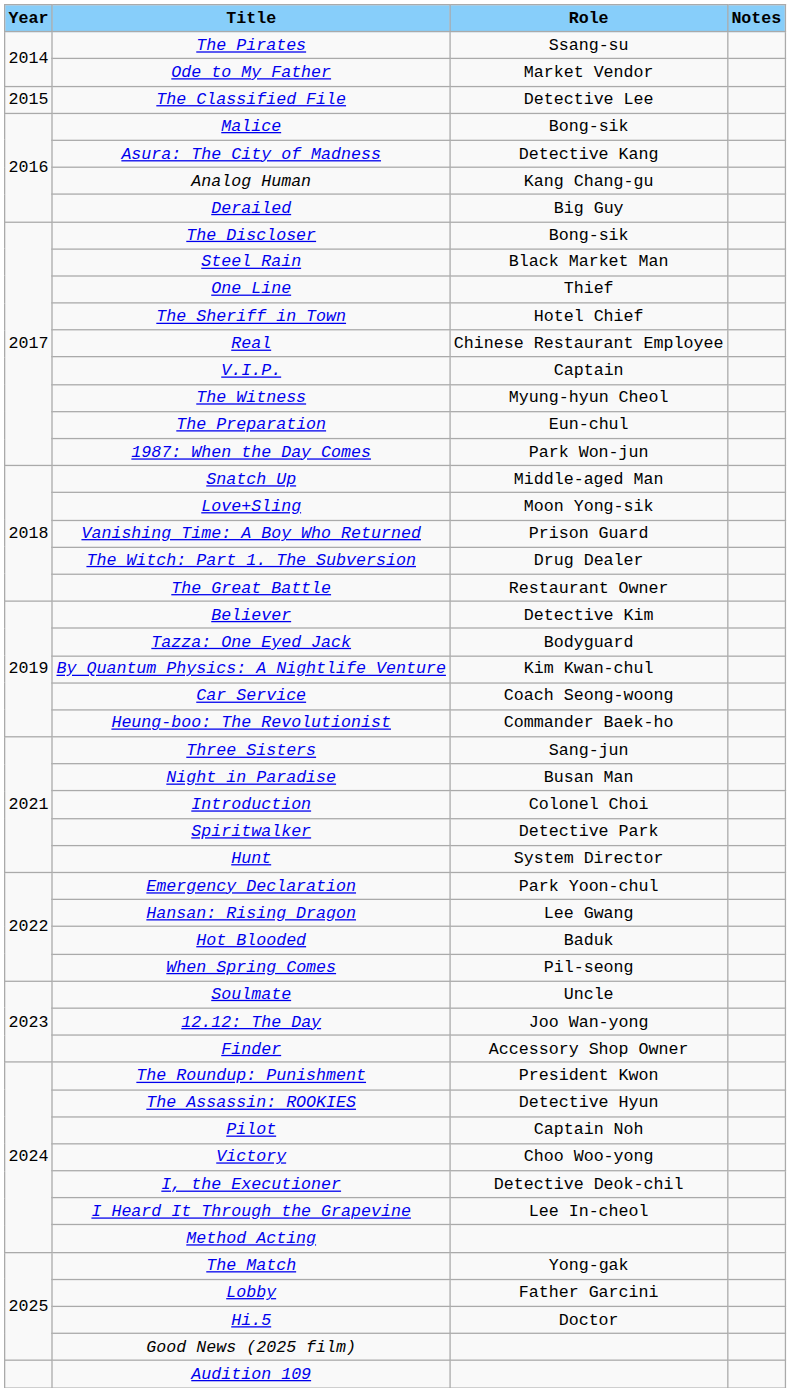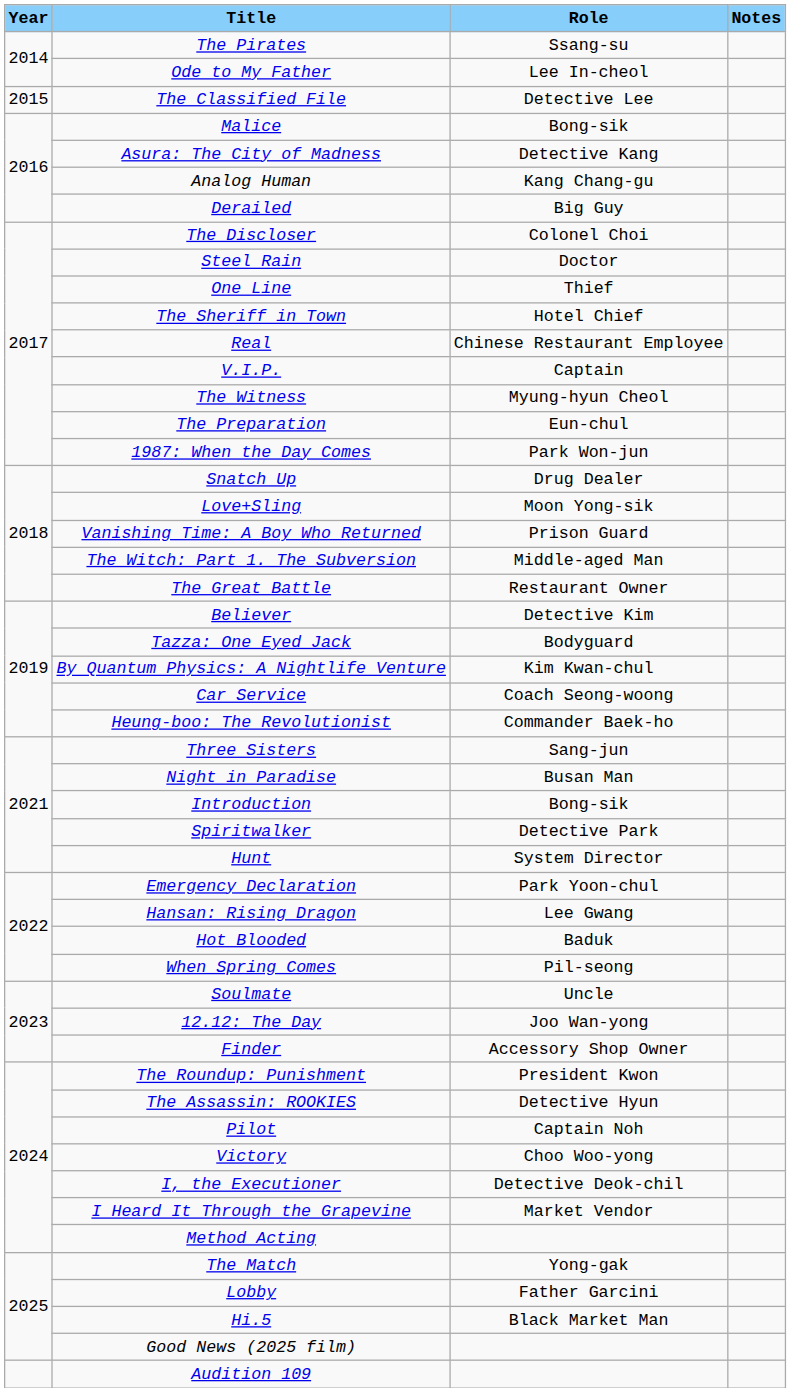(589, 72) Market Vendor -> (589, 72) Lee In-cheol
(589, 235) Bong-sik -> (589, 235) Colonel Choi
(589, 262) Black Market Man -> (589, 262) Doctor
(589, 479) Middle-aged Man -> (589, 479) Drug Dealer
(589, 561) Drug Dealer -> (589, 561) Middle-aged Man
(589, 805) Colonel Choi -> (589, 805) Bong-sik
(589, 1211) Lee In-cheol -> (589, 1211) Market Vendor
(589, 1320) Doctor -> (589, 1320) Black Market Man
